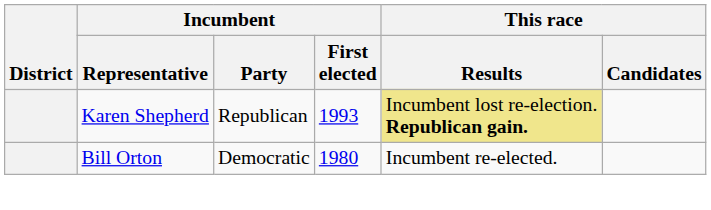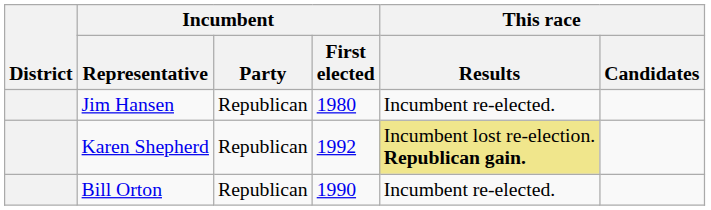+ row: (128, 104)
(339, 115) 1993 -> (336, 146) 1992
(264, 158) Democratic -> (263, 189) Republican
(339, 158) 1980 -> (336, 189) 1990
